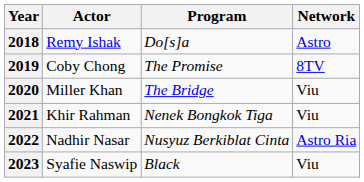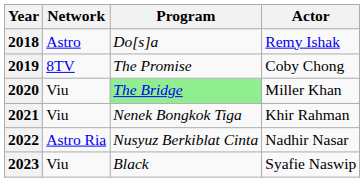columns swapped: (92, 16) <-> (326, 16)
(179, 90) no background -> (148, 90) lightgreen background
